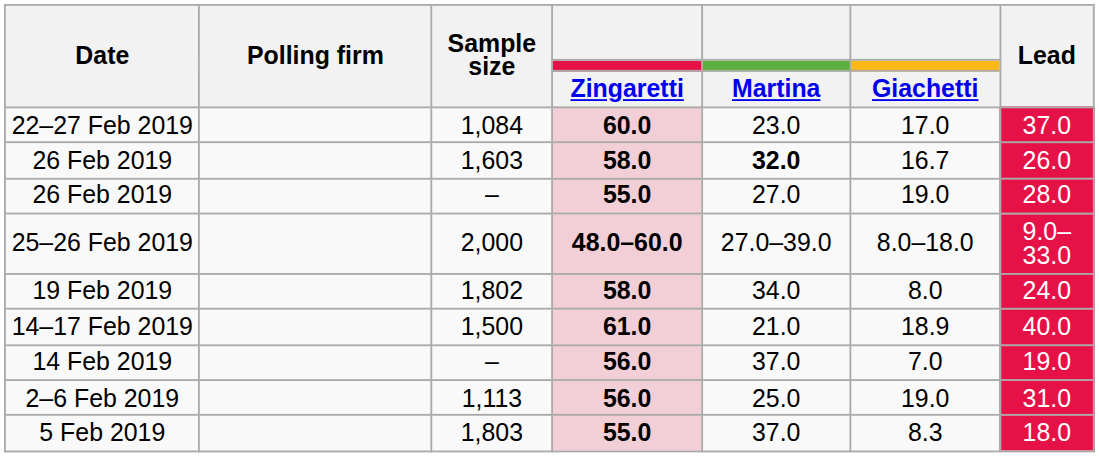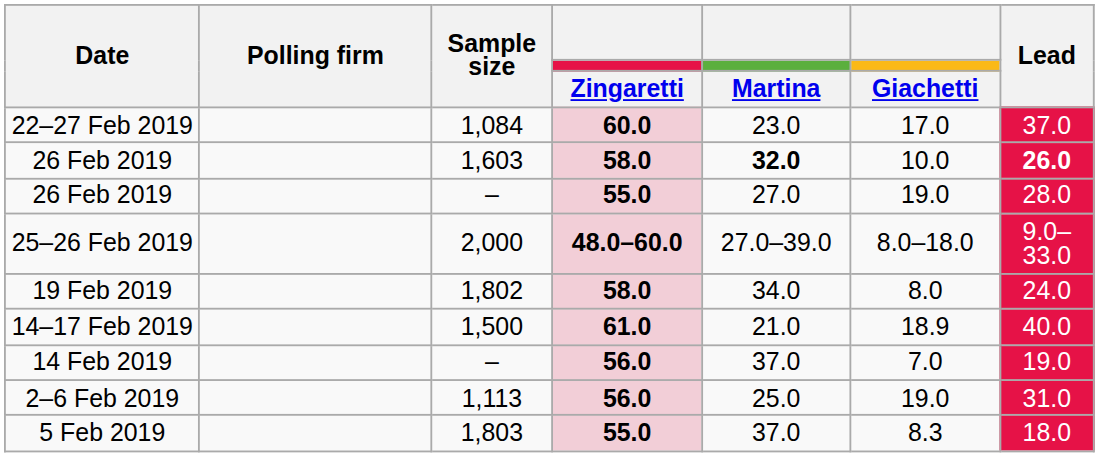(925, 160) 16.7 -> (925, 160) 10.0
(1047, 160) normal -> (1047, 160) bold
